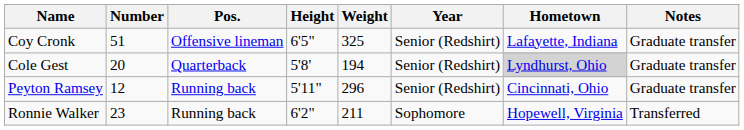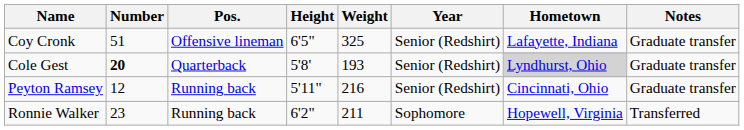(118, 64) normal -> (118, 64) bold
(353, 64) 194 -> (353, 64) 193
(353, 88) 296 -> (353, 88) 216
